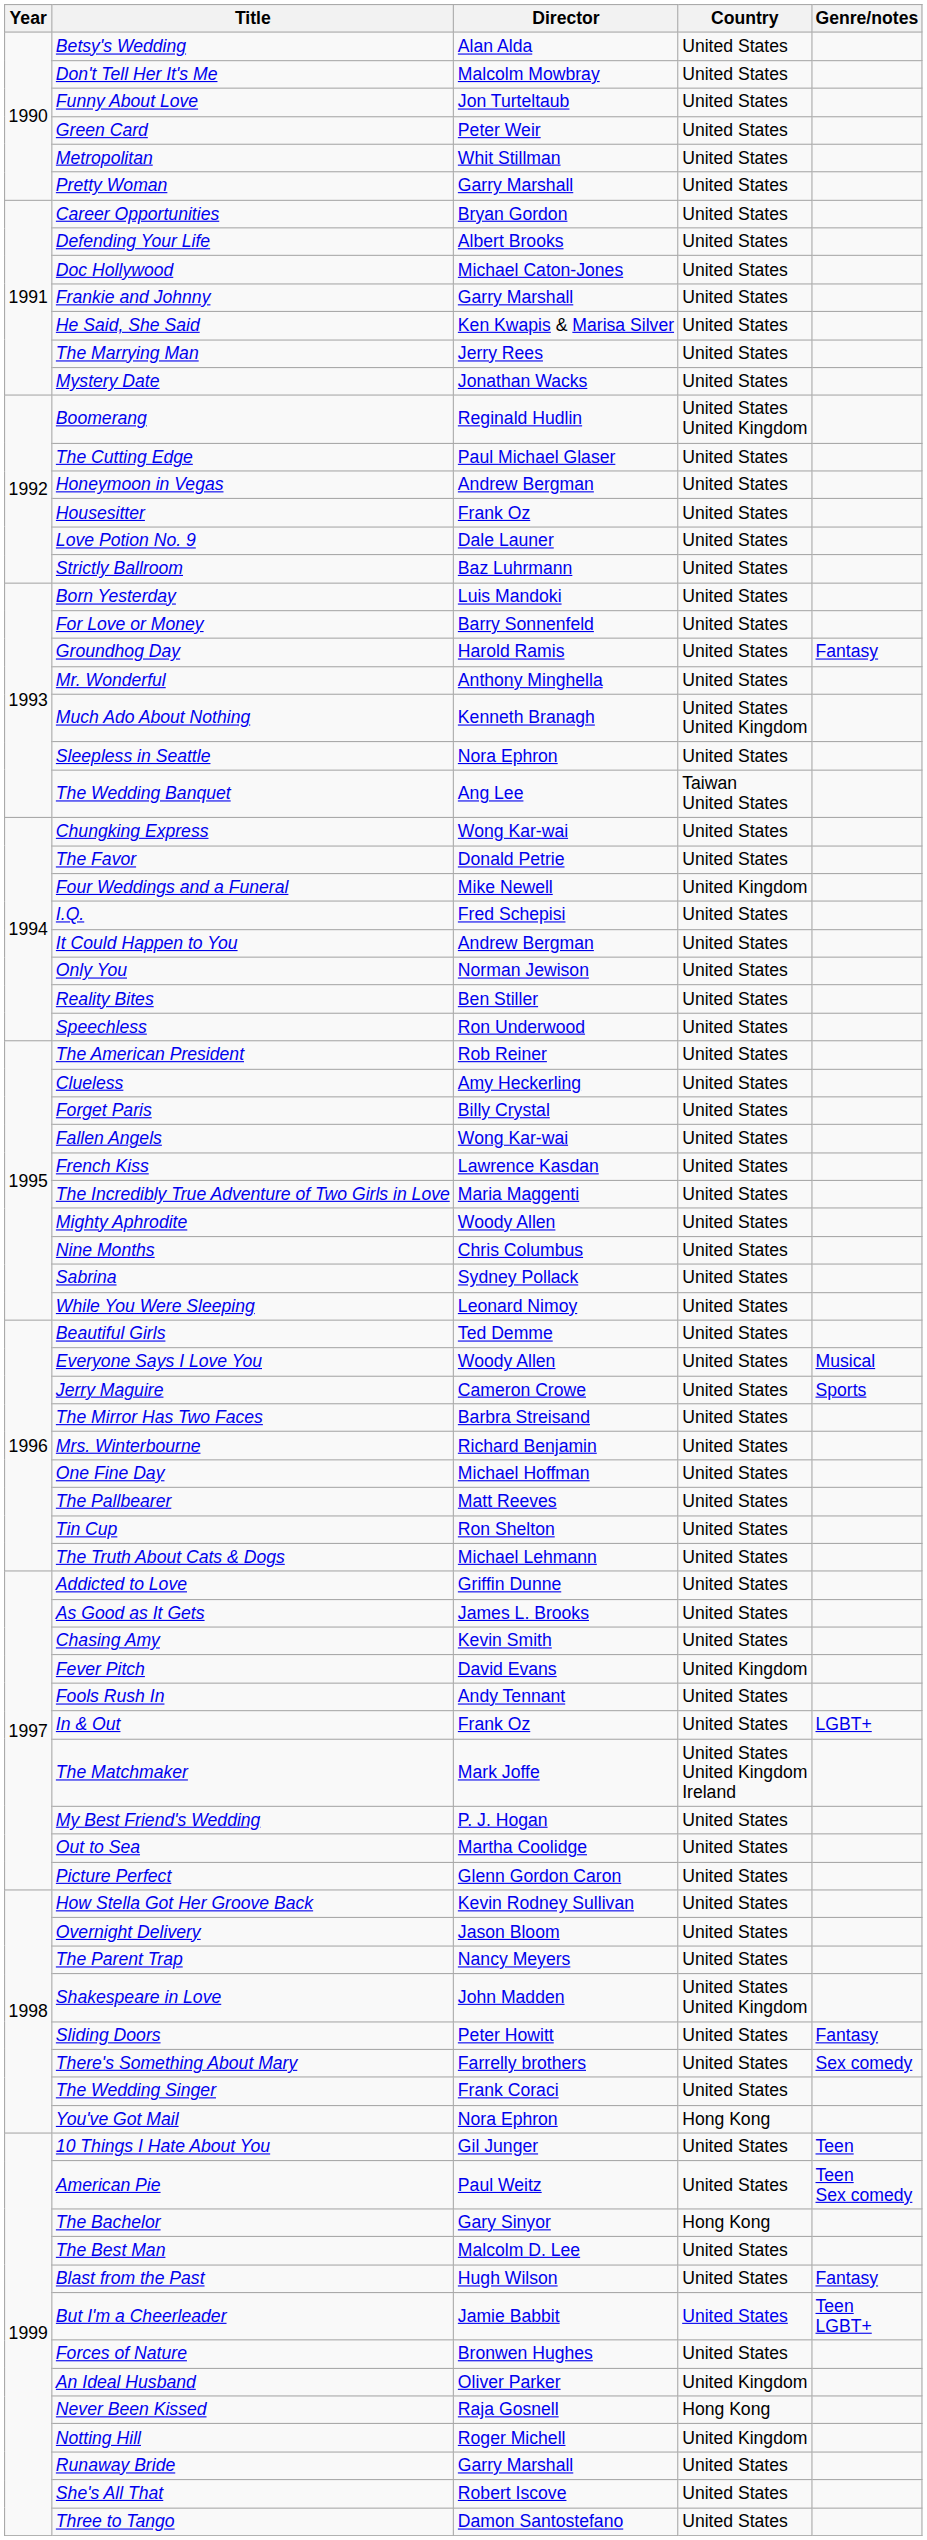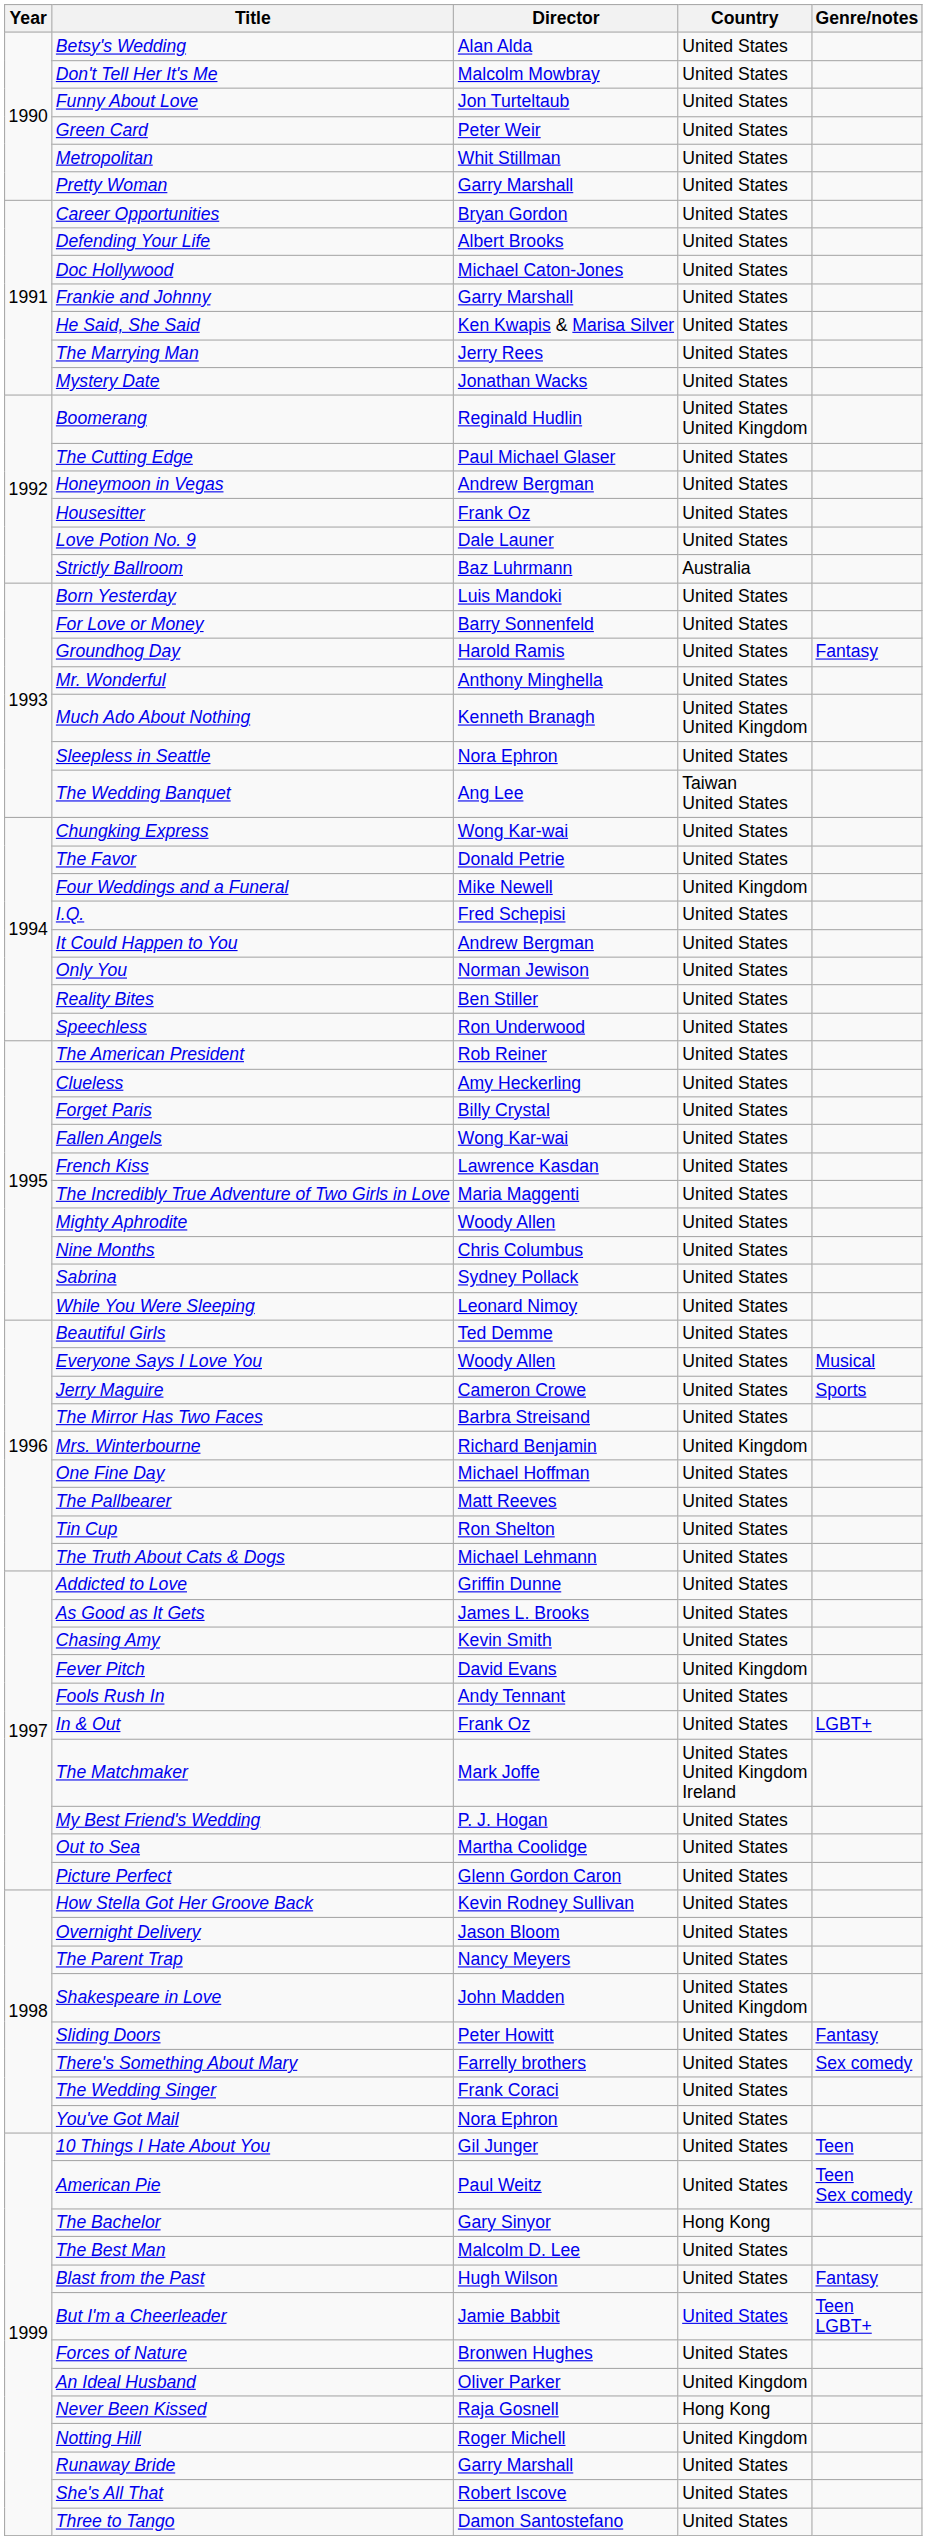(735, 568) United States -> (716, 568) Australia
(735, 1445) United States -> (745, 1445) United Kingdom
(726, 2119) Hong Kong -> (735, 2119) United States
